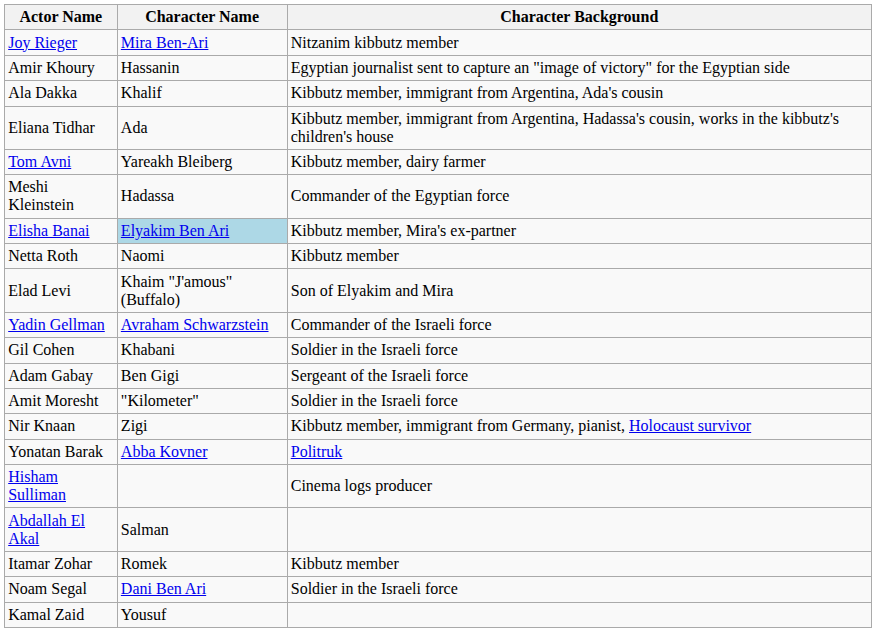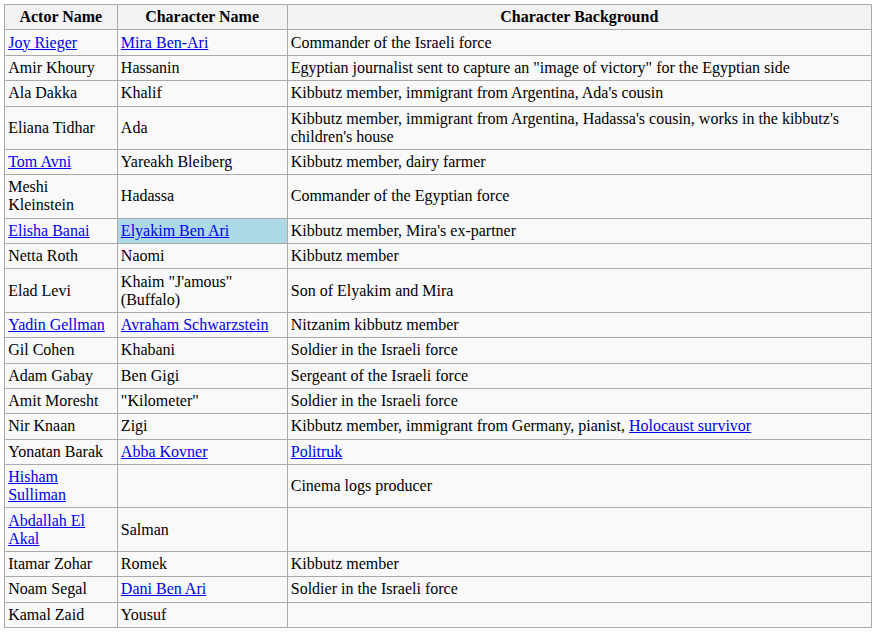(375, 42) Nitzanim kibbutz member -> (391, 42) Commander of the Israeli force
(391, 324) Commander of the Israeli force -> (375, 324) Nitzanim kibbutz member
